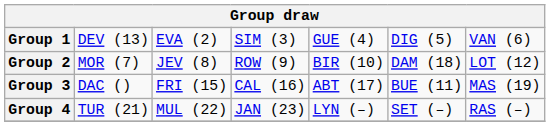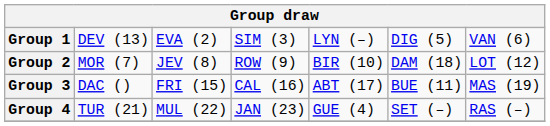(344, 40) GUE (4) -> (344, 40) LYN (–)
(344, 110) LYN (–) -> (344, 110) GUE (4)
